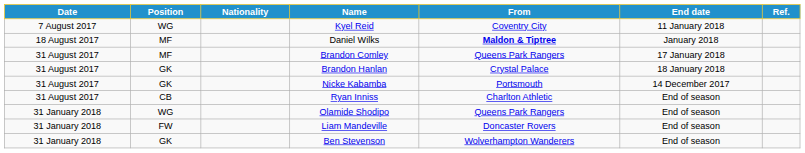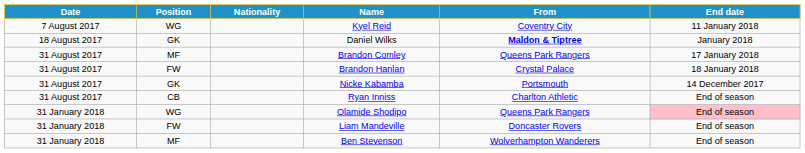- column: (781, 12)
(166, 41) MF -> (174, 41) GK
(166, 69) GK -> (174, 69) FW
(691, 112) no background -> (725, 112) pink background
(166, 141) GK -> (174, 141) MF
